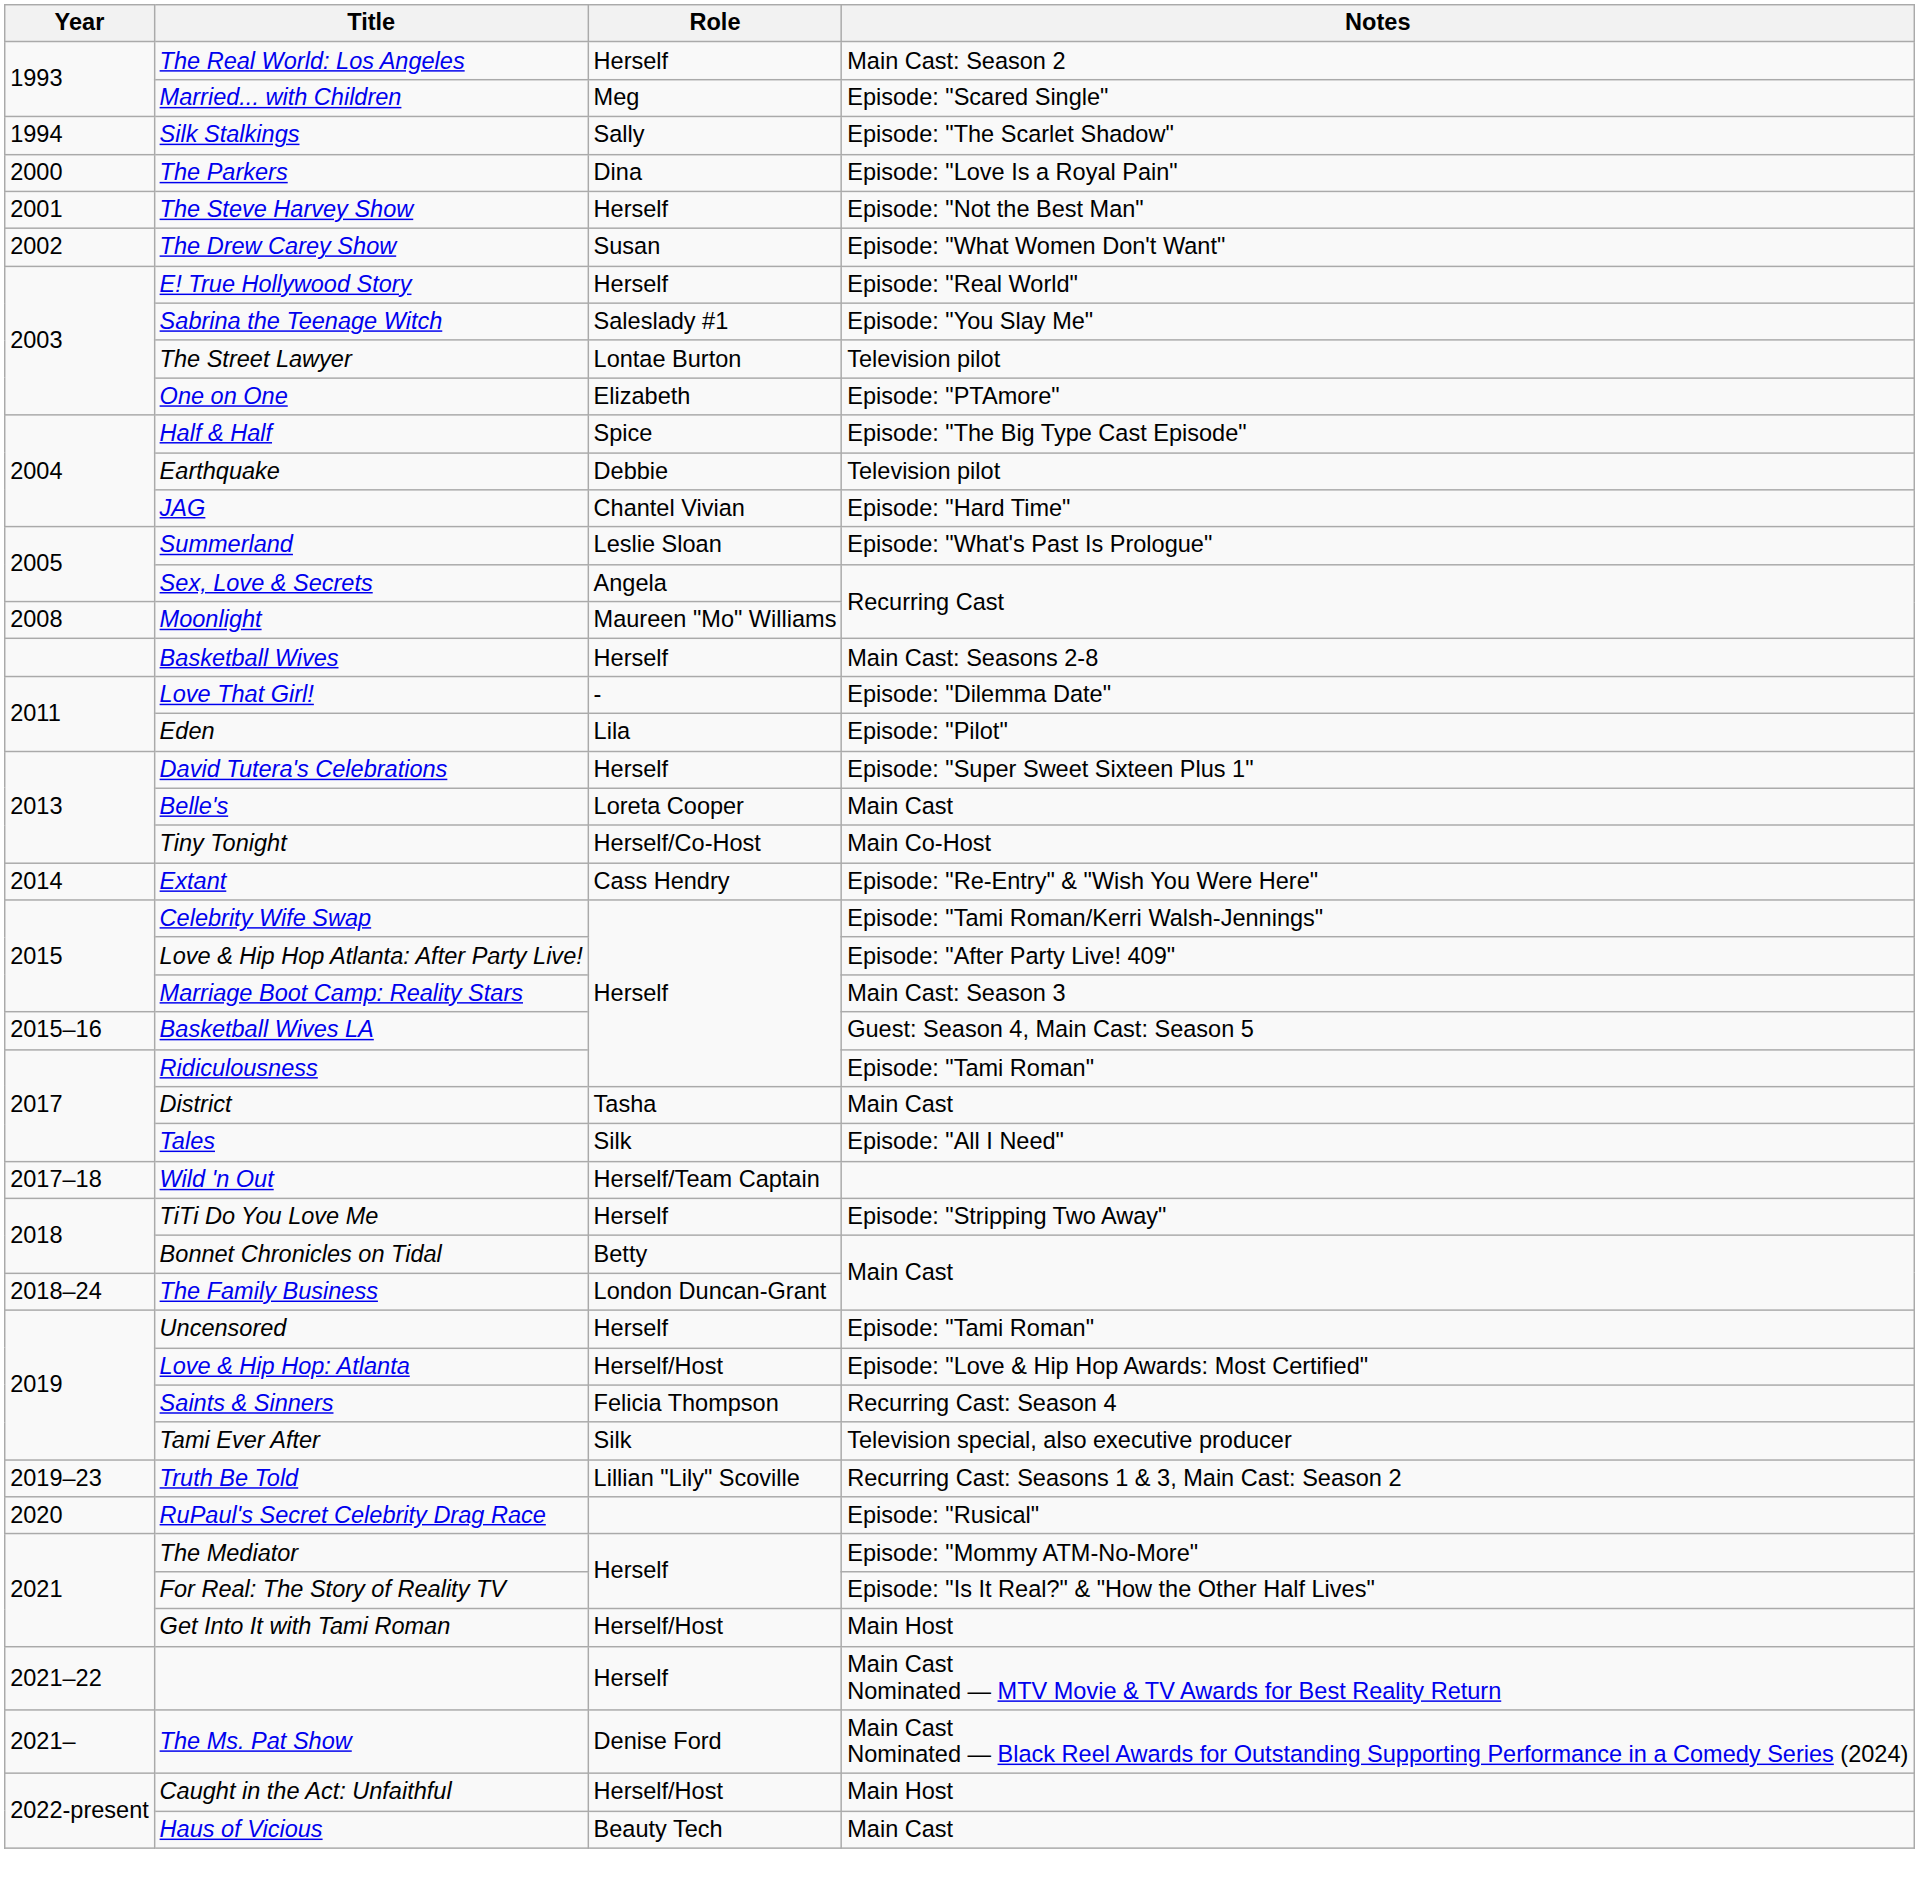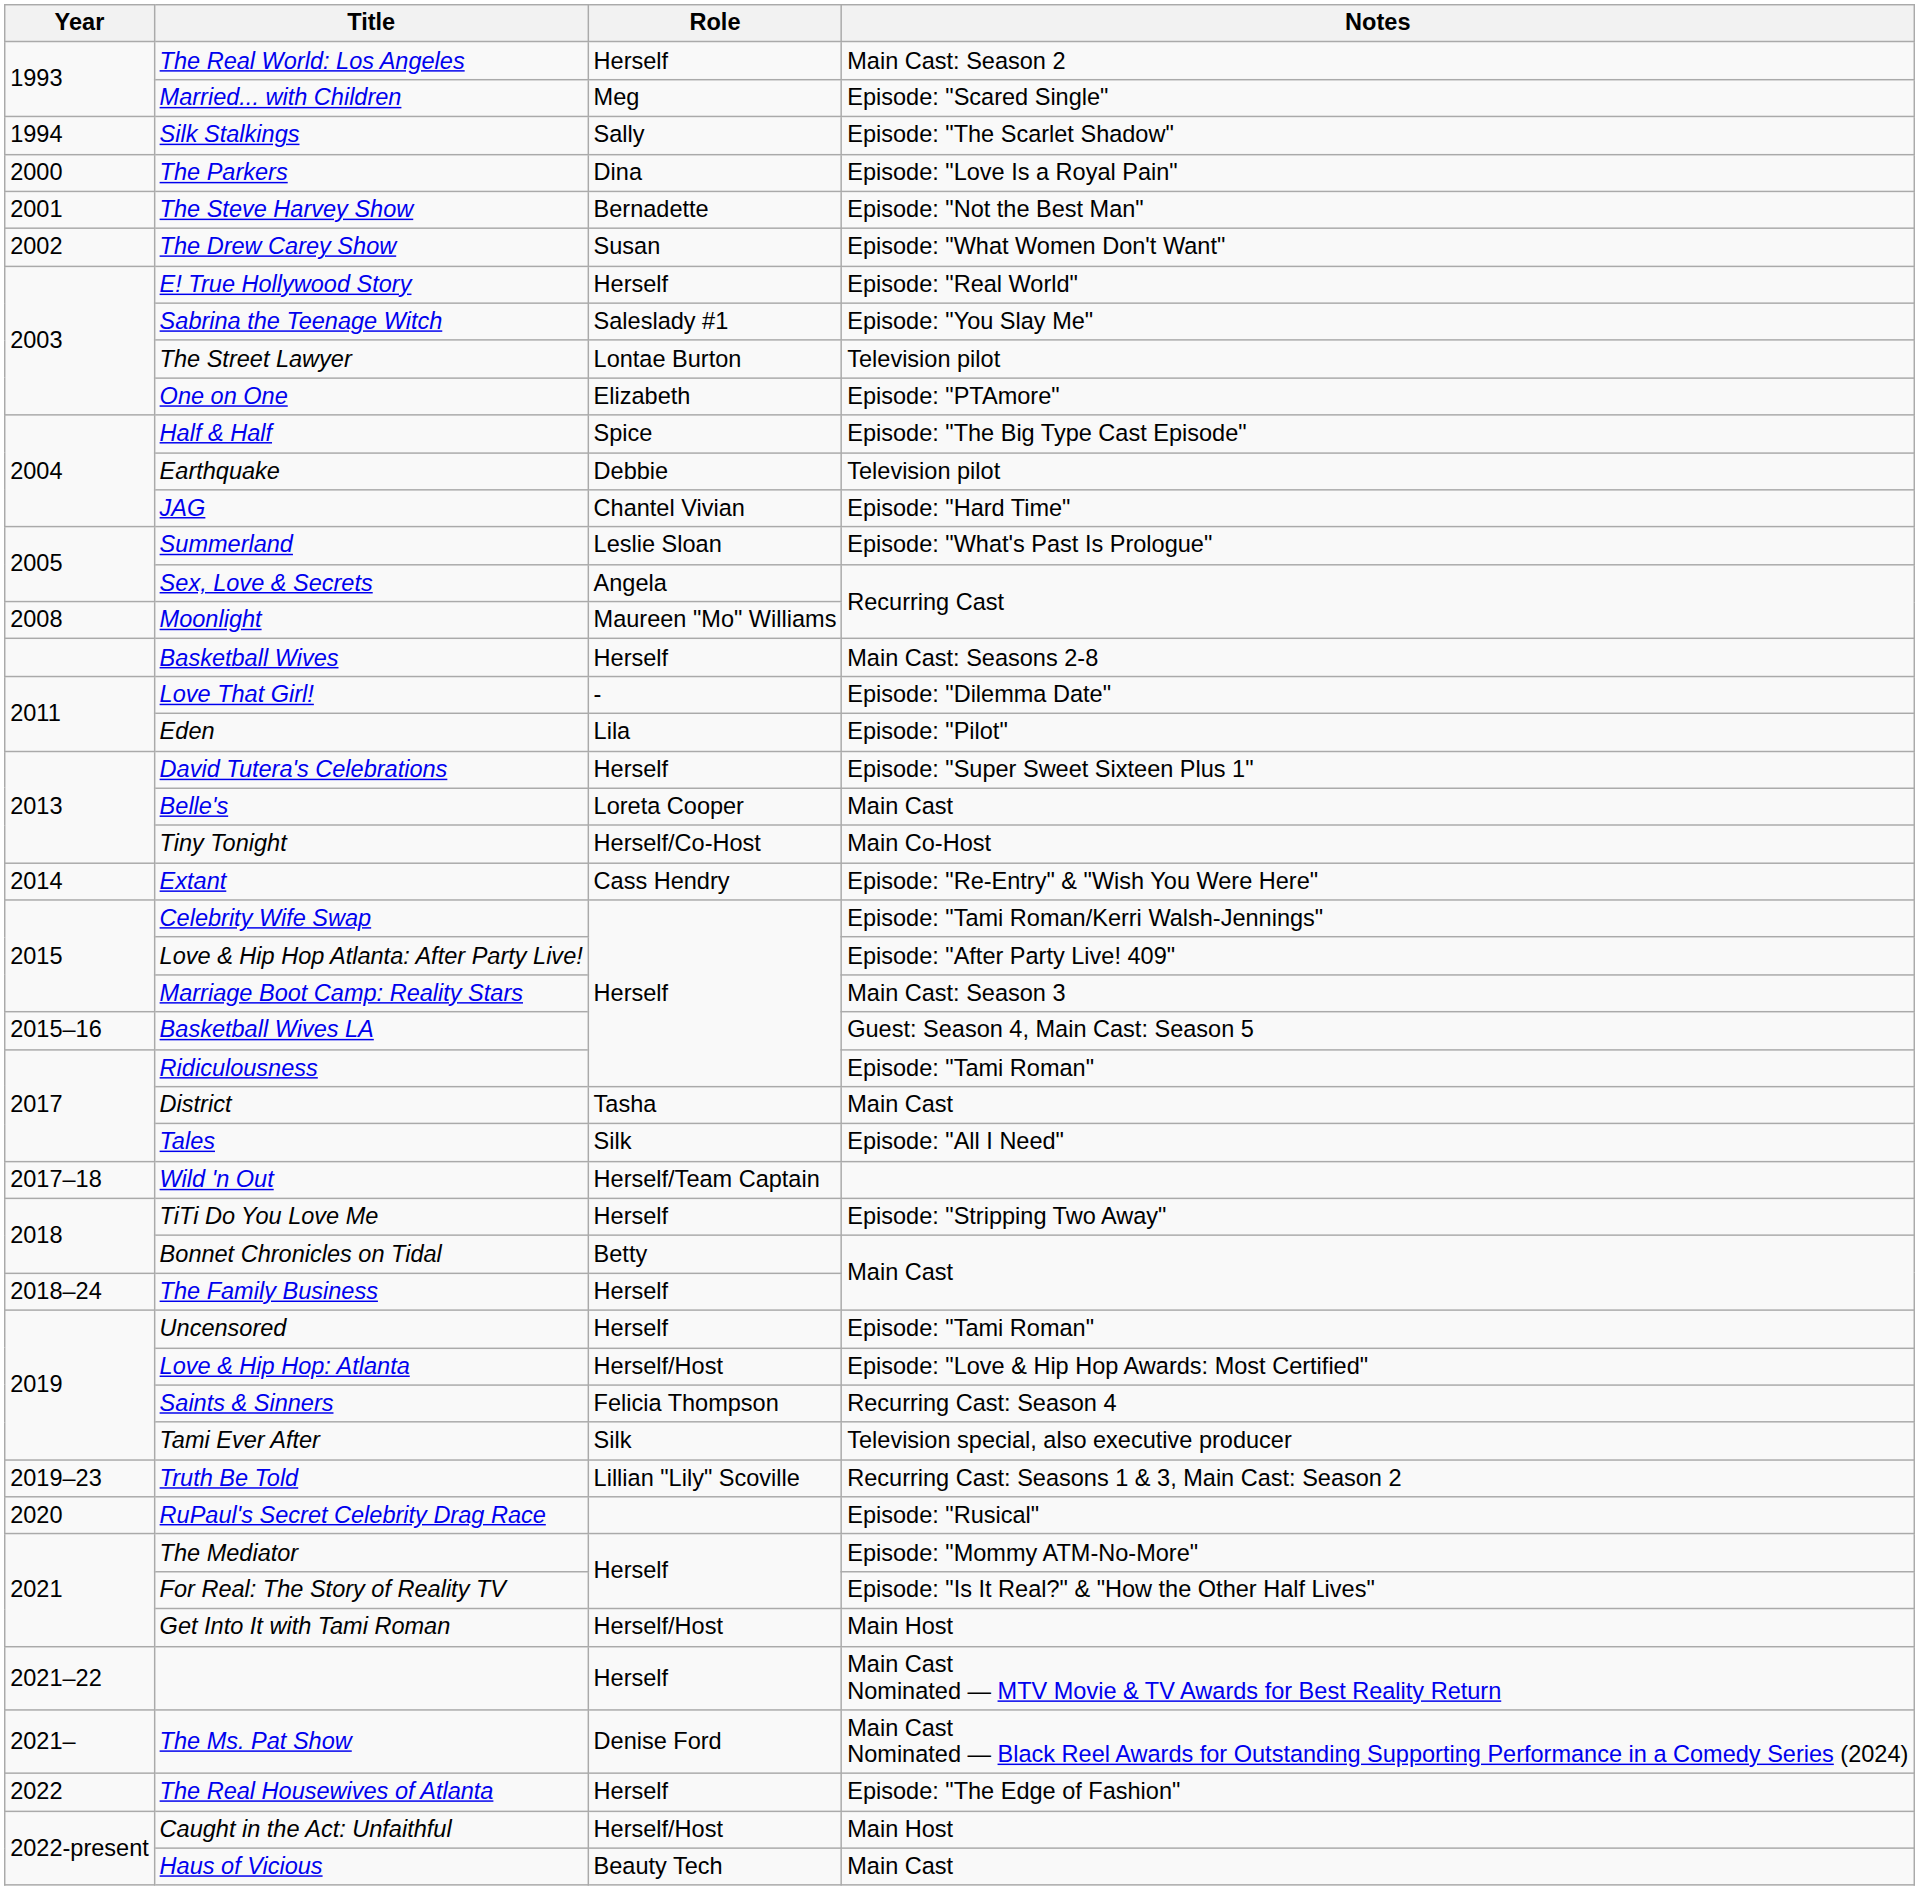(631, 209) Herself -> (651, 209) Bernadette
(710, 1291) London Duncan-Grant -> (631, 1291) Herself
+ row: (327, 1791)
